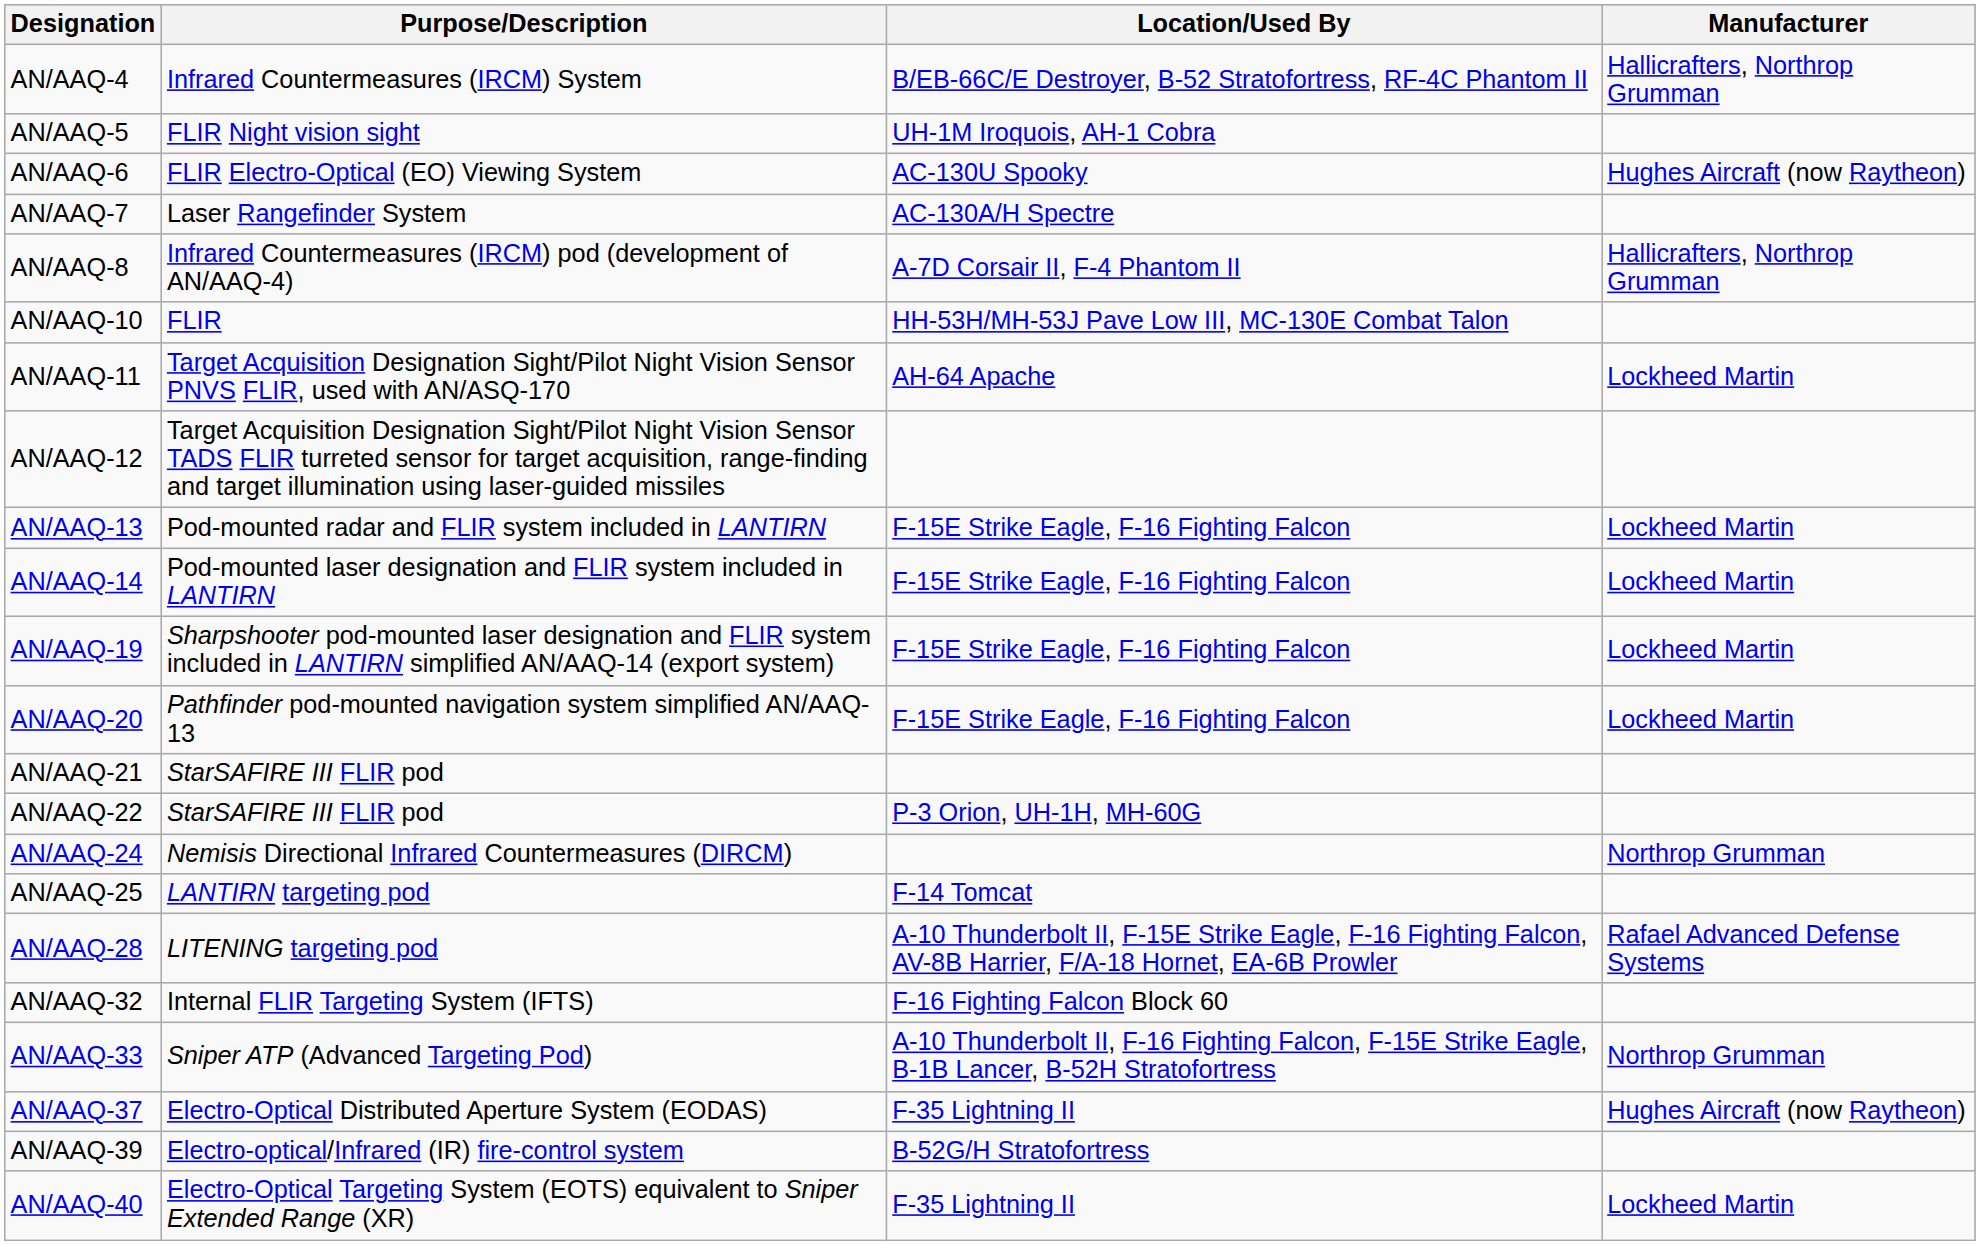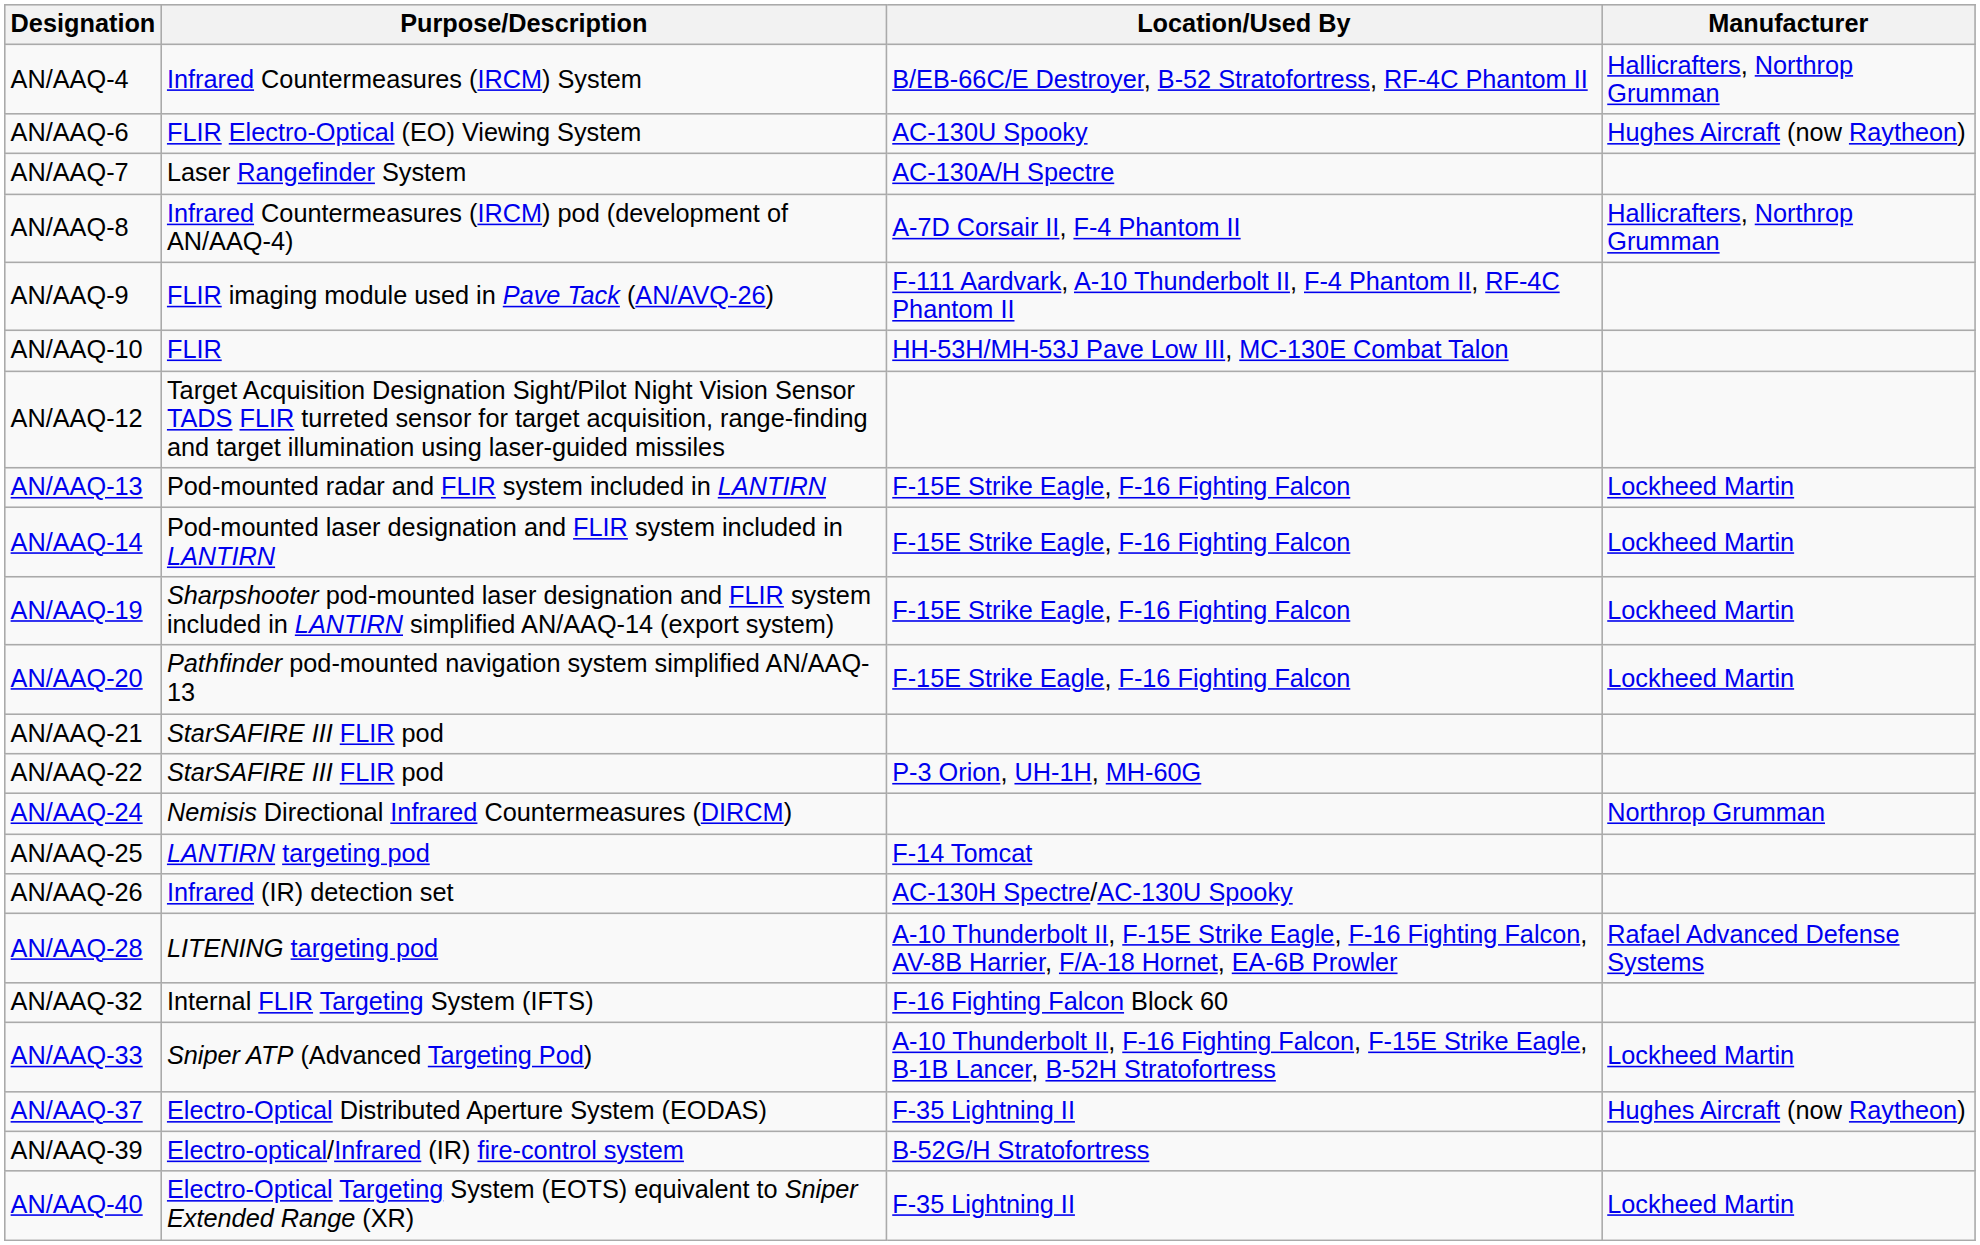- row: (70, 133)
+ row: (70, 296)
- row: (76, 376)
+ row: (77, 893)
(1716, 1056) Northrop Grumman -> (1701, 1056) Lockheed Martin
